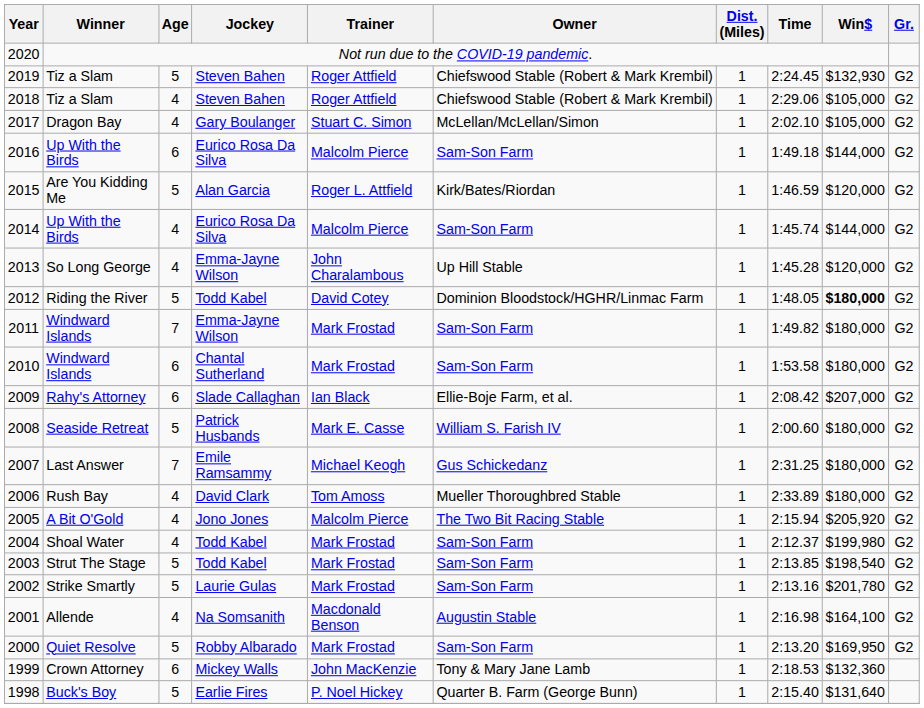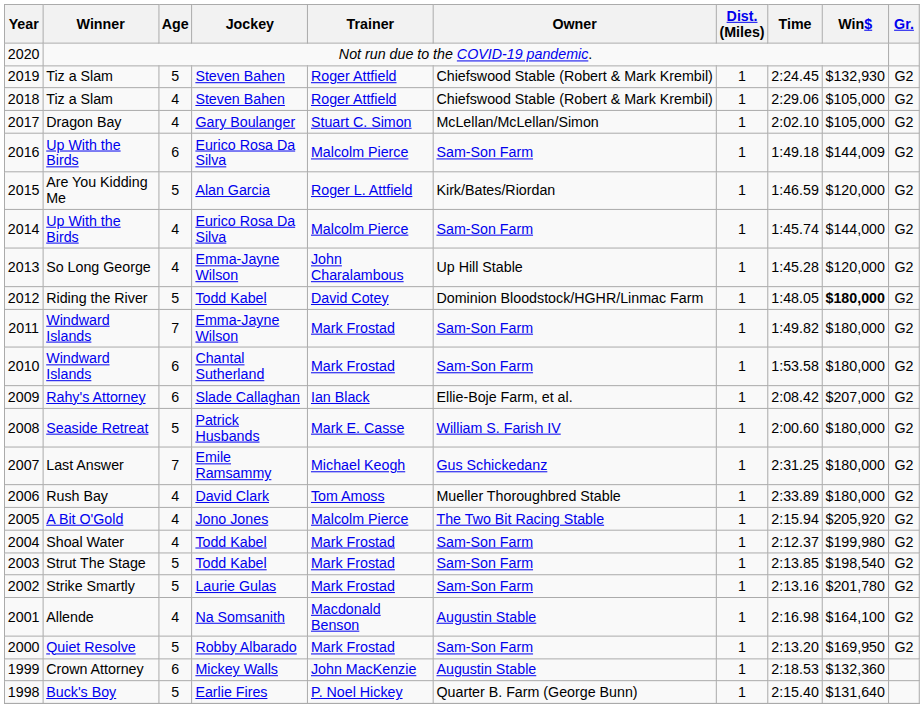(855, 153) $144,000 -> (855, 153) $144,009
(513, 670) Tony & Mary Jane Lamb -> (486, 670) Augustin Stable
